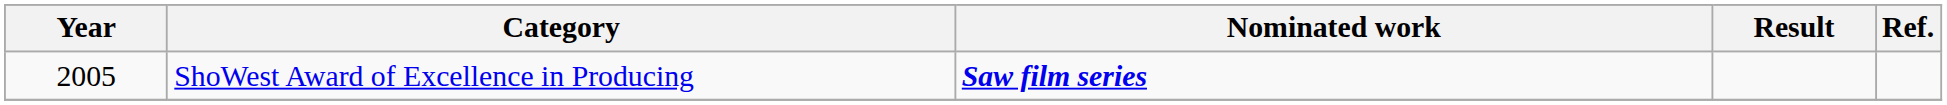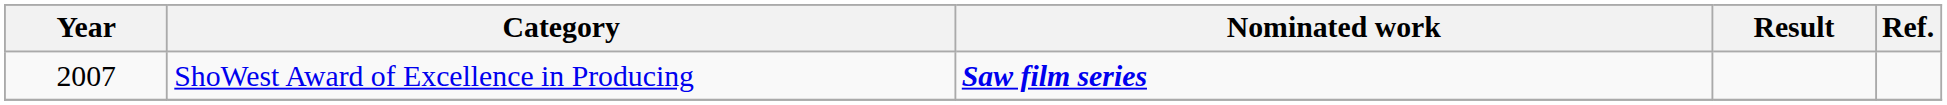(86, 75) 2005 -> (86, 75) 2007
